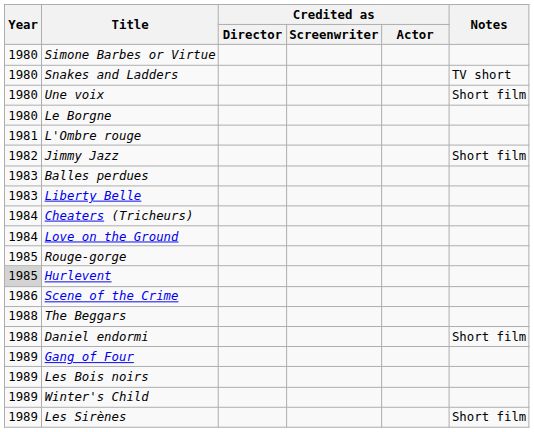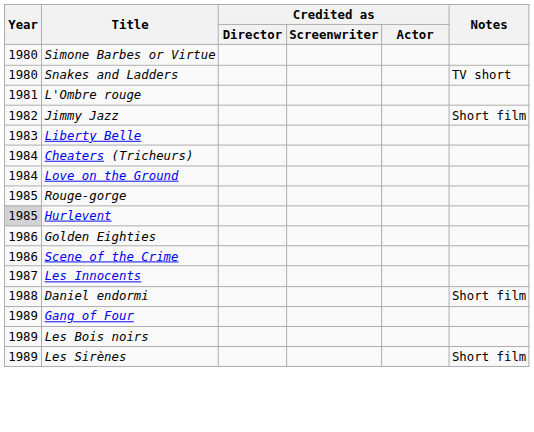- row: (74, 95)
- row: (78, 115)
- row: (97, 176)
+ row: (100, 236)
+ row: (93, 276)
- row: (86, 316)
- row: (97, 397)
